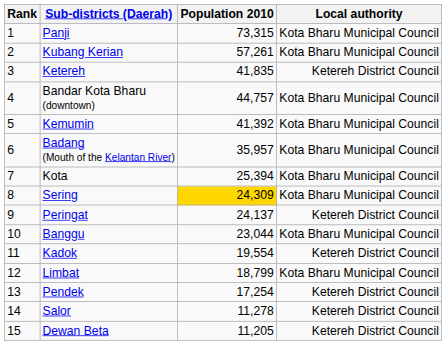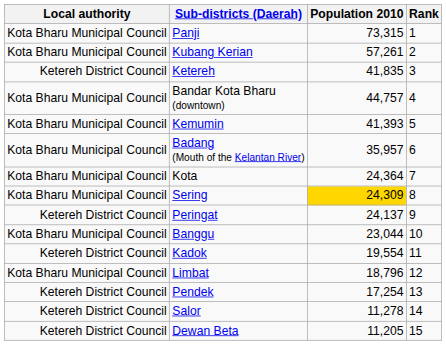columns swapped: (22, 14) <-> (359, 14)
(255, 124) 41,392 -> (385, 124) 41,393
(255, 176) 25,394 -> (385, 176) 24,364
(255, 272) 18,799 -> (385, 272) 18,796
